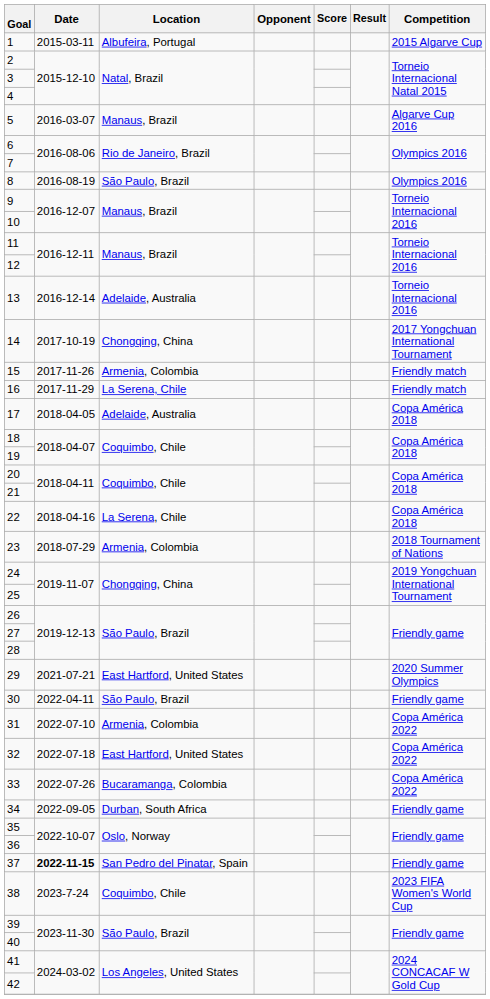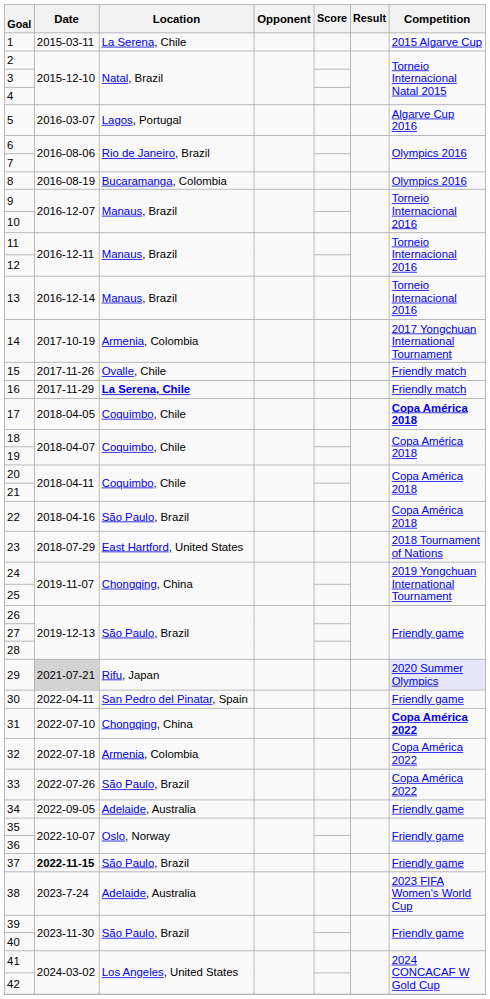(149, 43) Albufeira, Portugal -> (144, 43) La Serena, Chile
(139, 121) Manaus, Brazil -> (142, 121) Lagos, Portugal
(145, 181) São Paulo, Brazil -> (164, 181) Bucaramanga, Colombia
(149, 298) Adelaide, Australia -> (139, 298) Manaus, Brazil
(147, 341) Chongqing, China -> (150, 341) Armenia, Colombia
(150, 372) Armenia, Colombia -> (134, 372) Ovalle, Chile
(144, 390) normal -> (146, 390) bold
(149, 414) Adelaide, Australia -> (144, 414) Coquimbo, Chile
(427, 414) normal -> (430, 414) bold
(144, 517) La Serena, Chile -> (145, 517) São Paulo, Brazil
(150, 547) Armenia, Colombia -> (173, 547) East Hartford, United States
(66, 675) no background -> (66, 675) lightgrey background
(173, 675) East Hartford, United States -> (130, 675) Rifu, Japan
(427, 675) no background -> (427, 675) lavender background
(145, 699) São Paulo, Brazil -> (175, 699) San Pedro del Pinatar, Spain
(150, 724) Armenia, Colombia -> (147, 724) Chongqing, China
(427, 724) normal -> (430, 724) bold
(173, 754) East Hartford, United States -> (150, 754) Armenia, Colombia
(164, 785) Bucaramanga, Colombia -> (145, 785) São Paulo, Brazil
(154, 809) Durban, South Africa -> (149, 809) Adelaide, Australia
(175, 863) San Pedro del Pinatar, Spain -> (145, 863) São Paulo, Brazil
(144, 894) Coquimbo, Chile -> (149, 894) Adelaide, Australia
